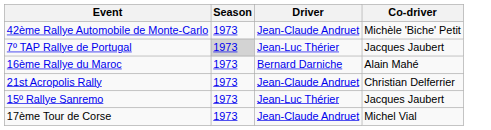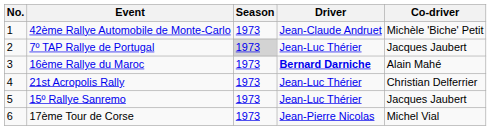+ column: (16, 13)
(300, 64) normal -> (325, 64) bold
(308, 82) Jean-Claude Andruet -> (321, 82) Jean-Luc Thérier
(308, 116) Jean-Claude Andruet -> (327, 116) Jean-Pierre Nicolas
